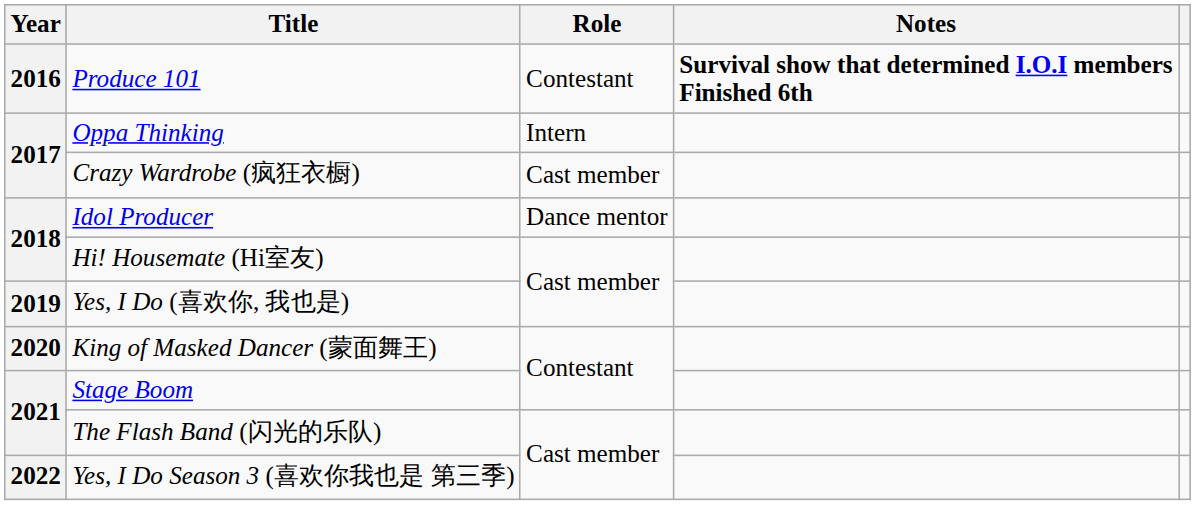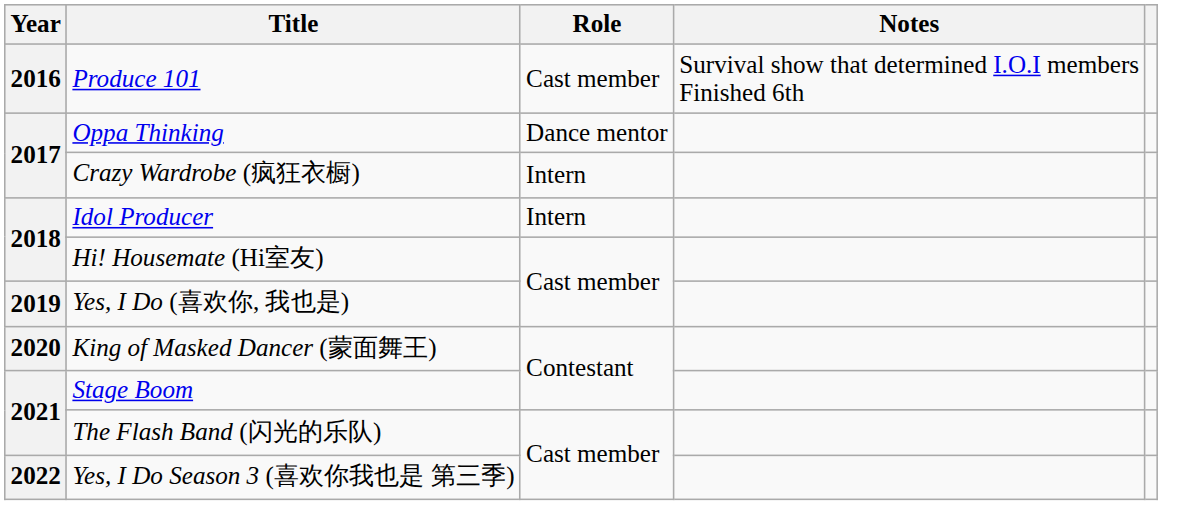(580, 78) Contestant -> (593, 78) Cast member
(926, 78) bold -> (909, 78) normal
(556, 132) Intern -> (597, 132) Dance mentor
(593, 174) Cast member -> (556, 174) Intern
(597, 216) Dance mentor -> (556, 216) Intern
